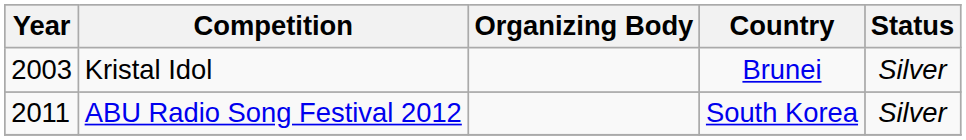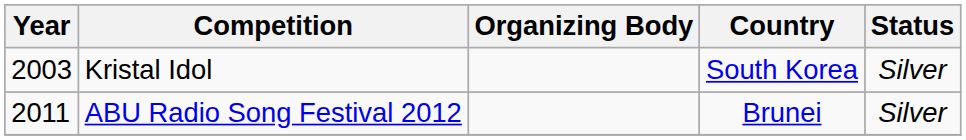(782, 69) Brunei -> (782, 69) South Korea
(782, 112) South Korea -> (782, 112) Brunei
